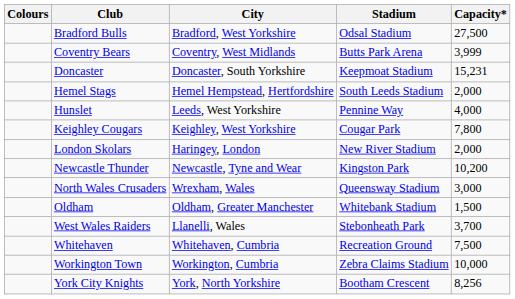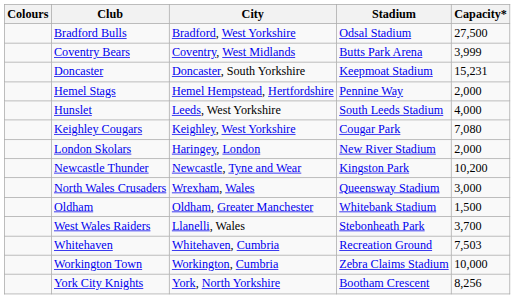(391, 91) South Leeds Stadium -> (371, 91) Pennine Way
(371, 110) Pennine Way -> (391, 110) South Leeds Stadium
(468, 129) 7,800 -> (468, 129) 7,080
(468, 245) 7,500 -> (468, 245) 7,503
